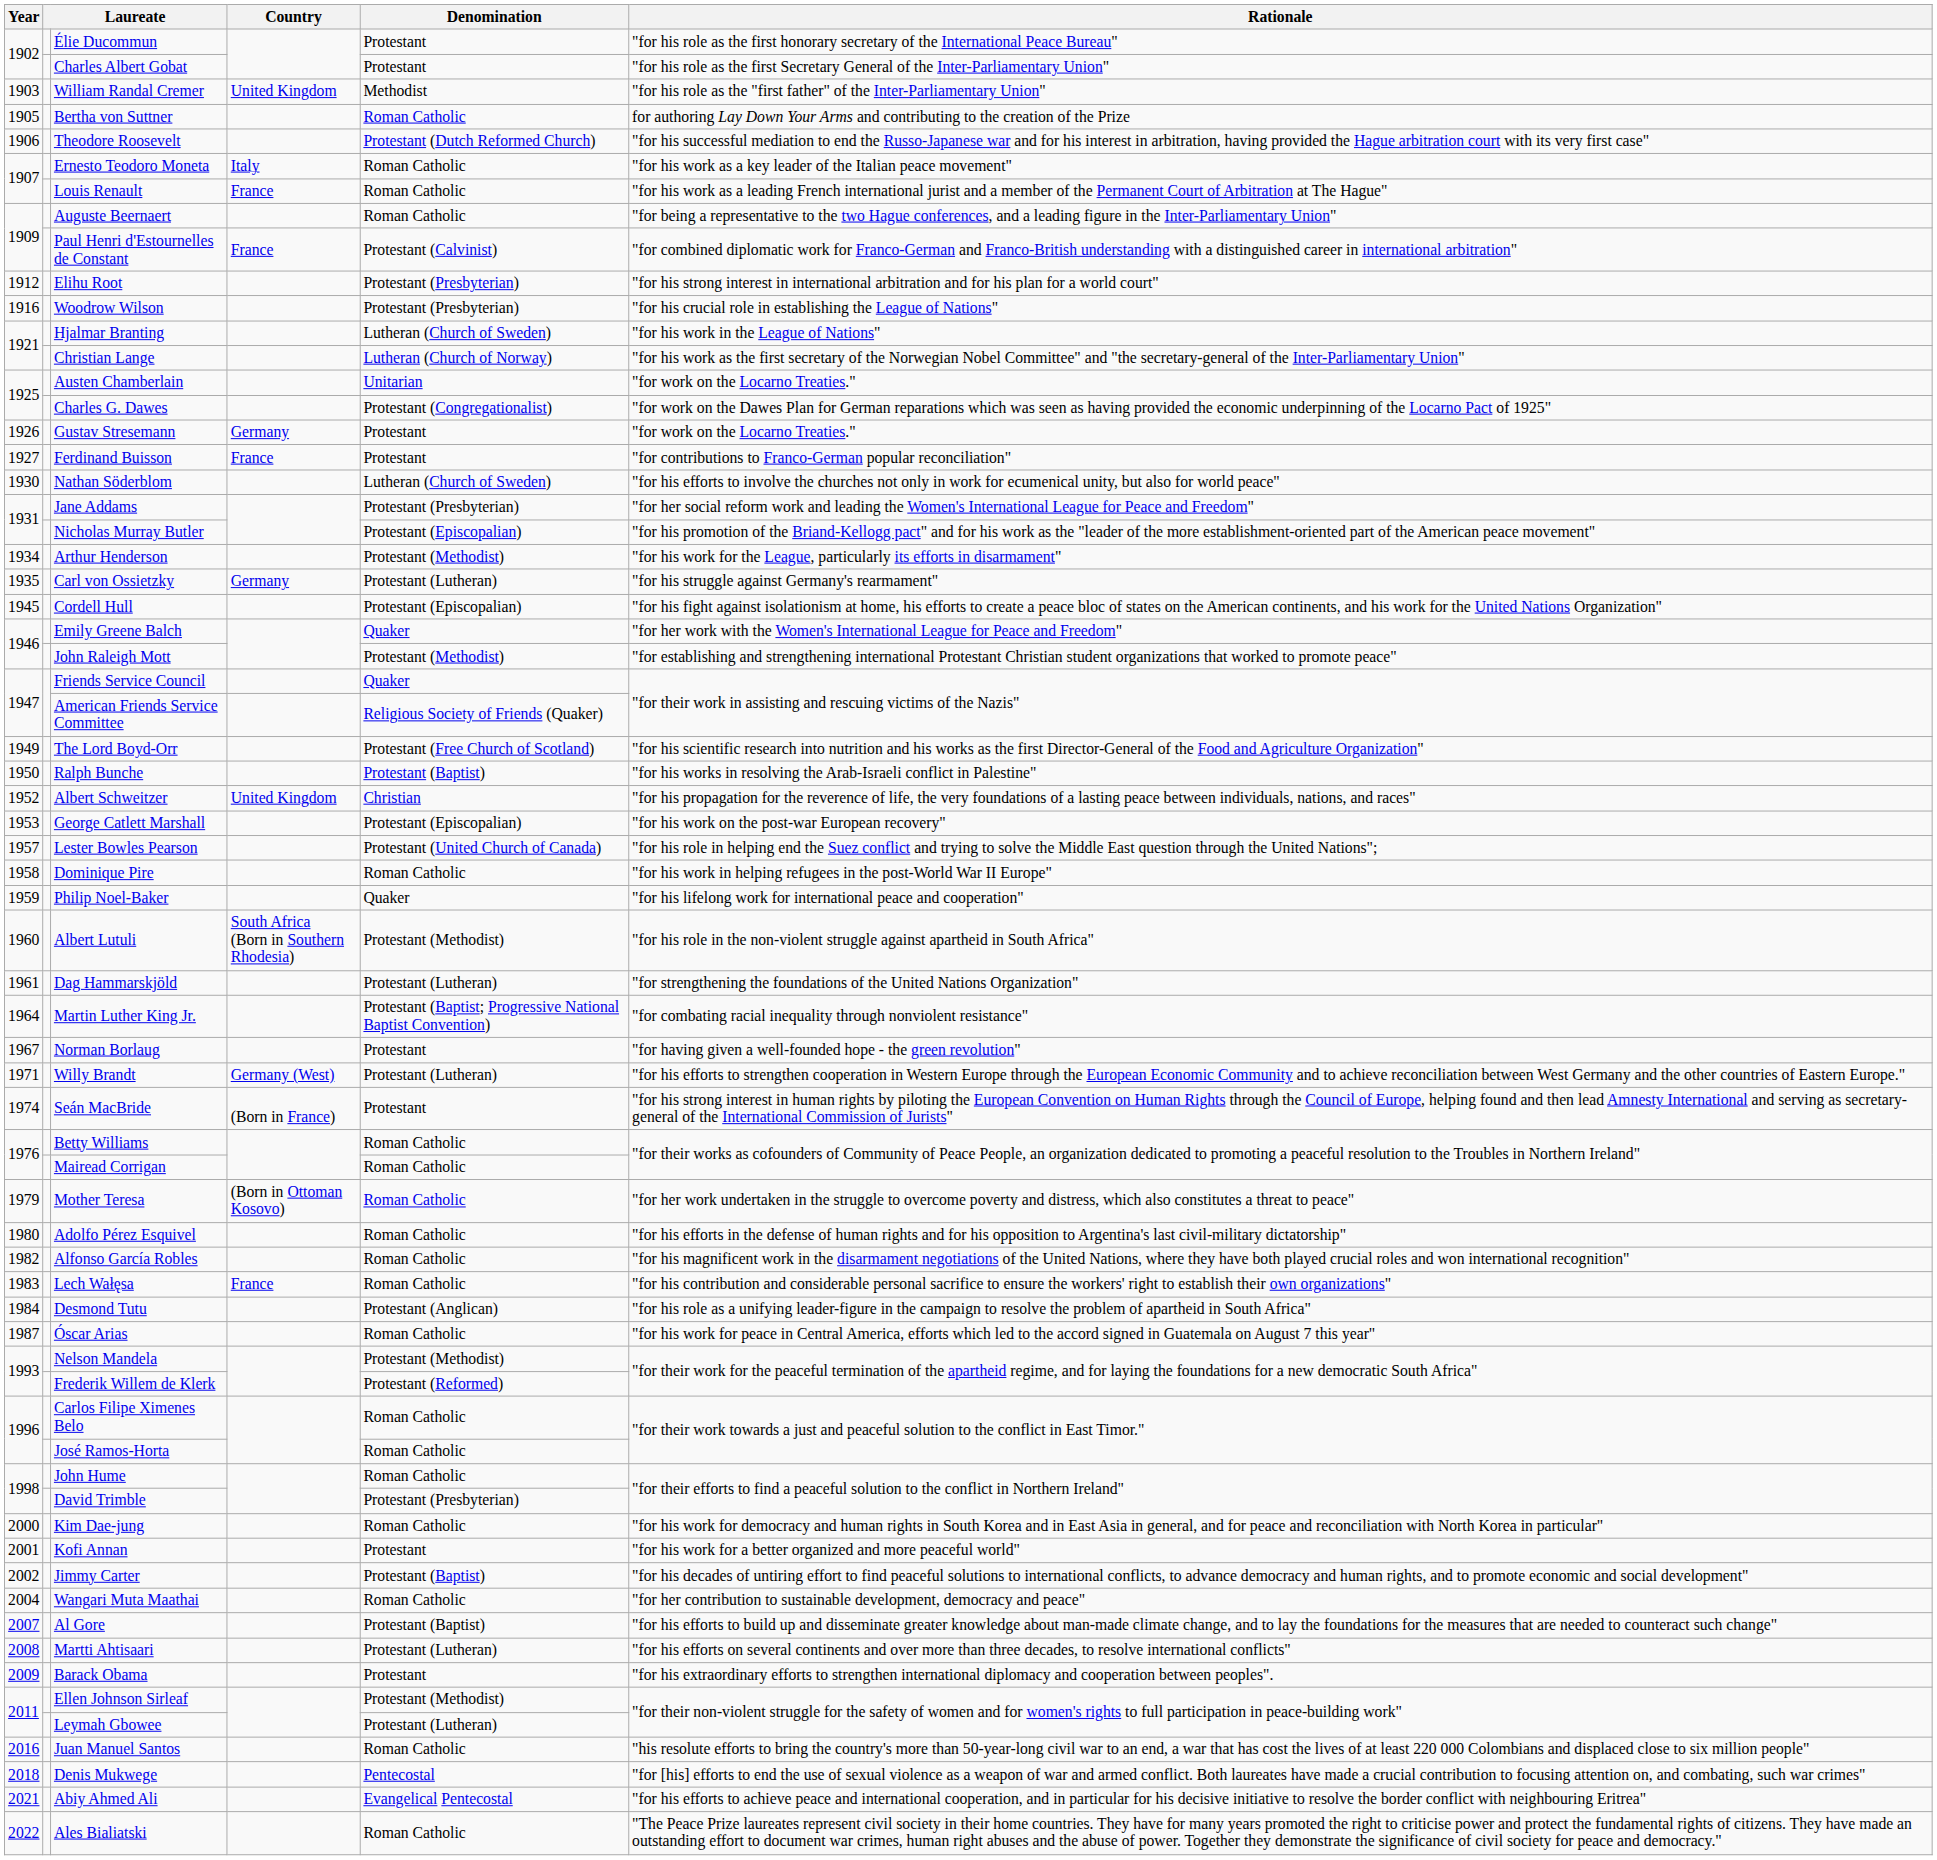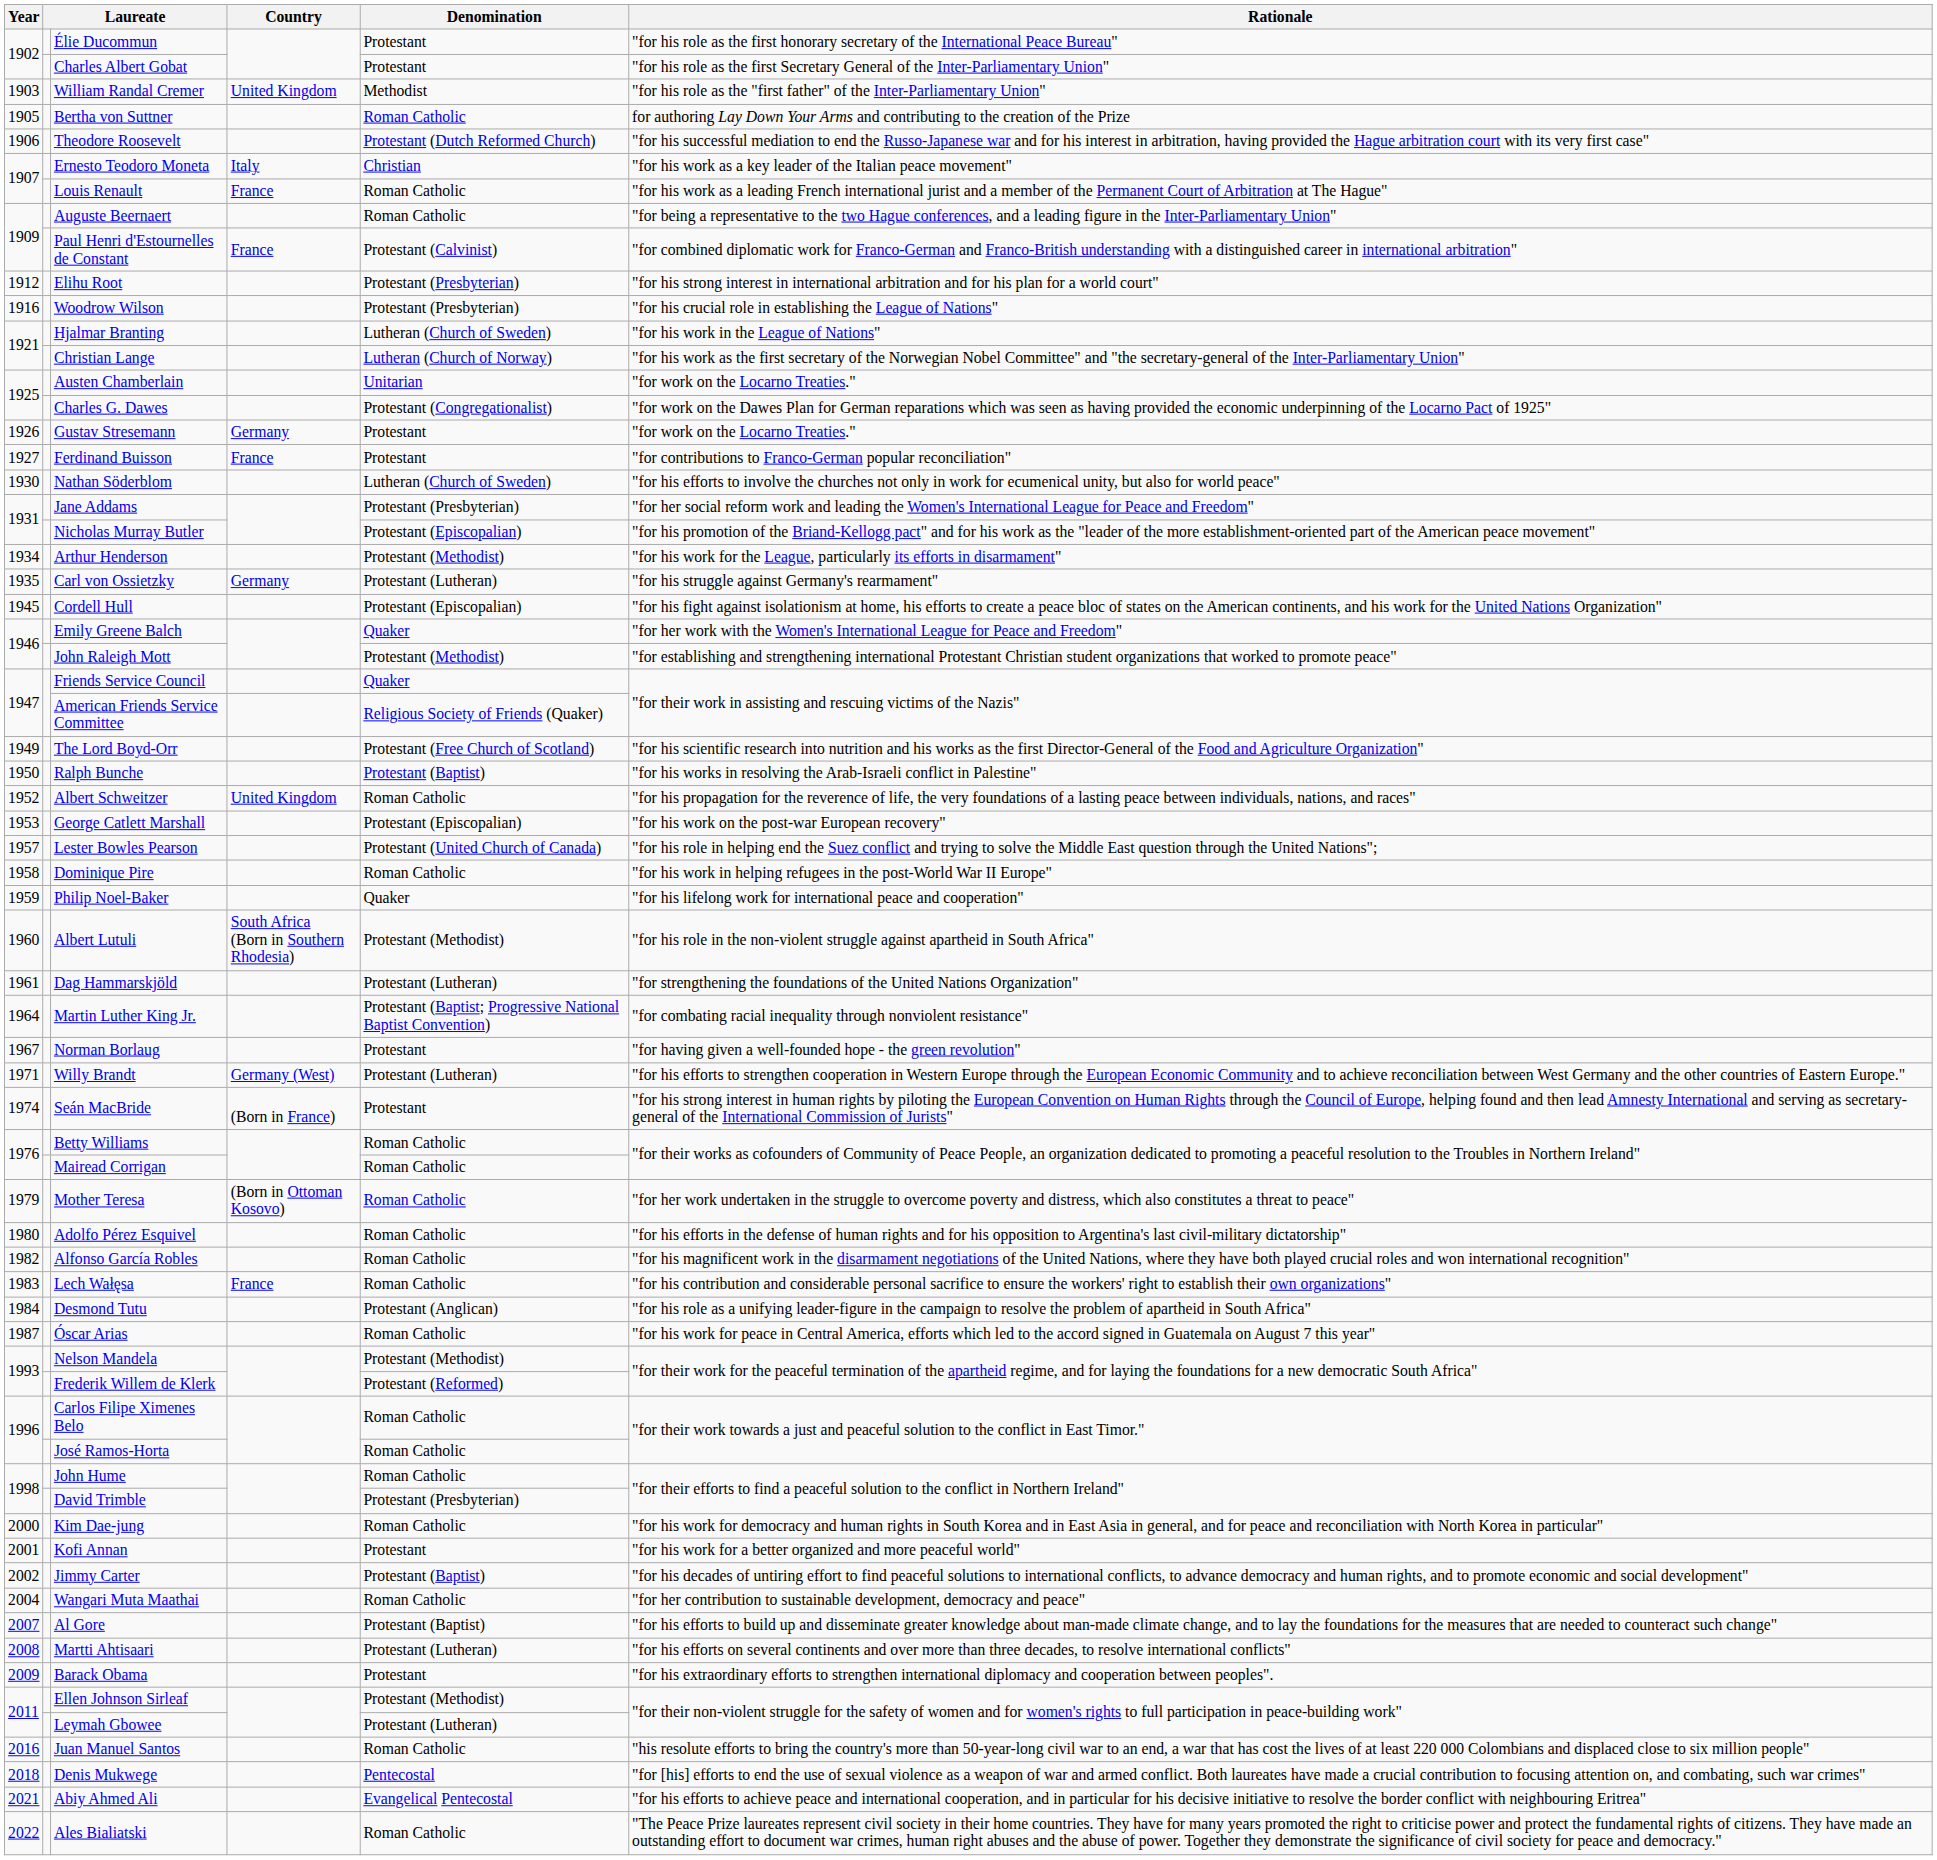(415, 166) Roman Catholic -> (392, 166) Christian
(392, 798) Christian -> (415, 798) Roman Catholic
